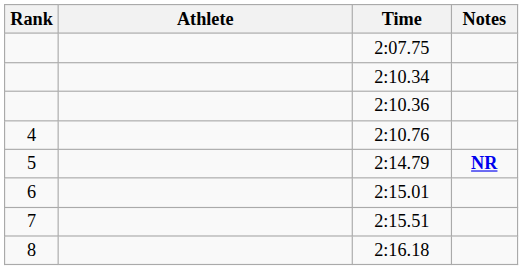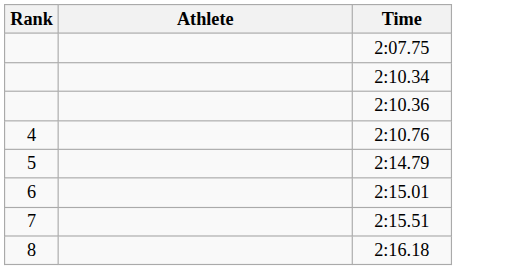- column: (484, 18)
